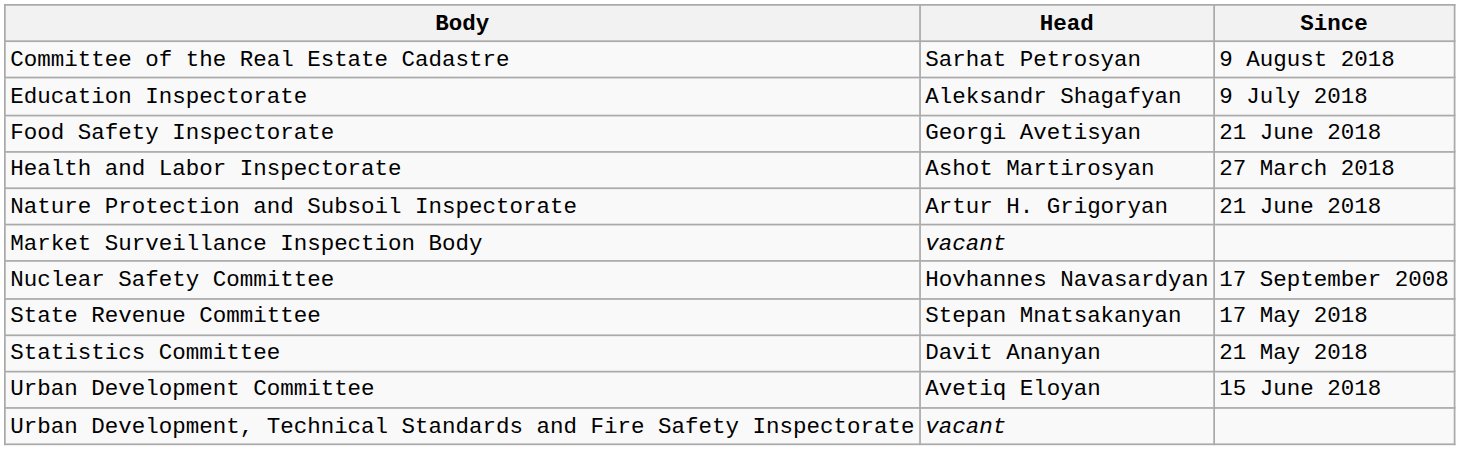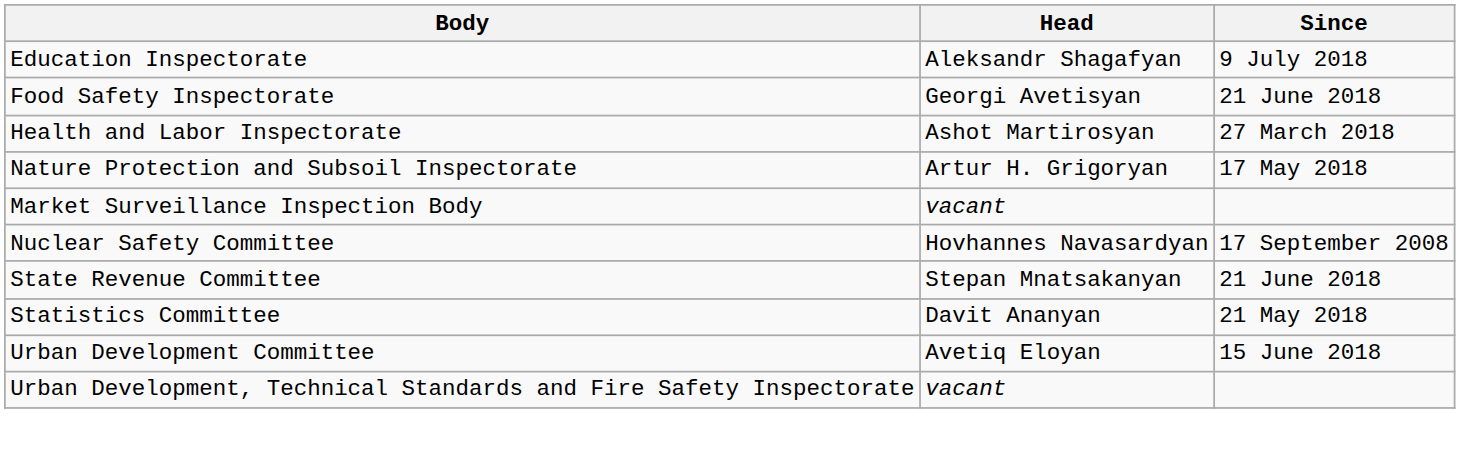- row: (260, 60)
(1300, 206) 21 June 2018 -> (1294, 170) 17 May 2018
(1294, 316) 17 May 2018 -> (1300, 280) 21 June 2018
